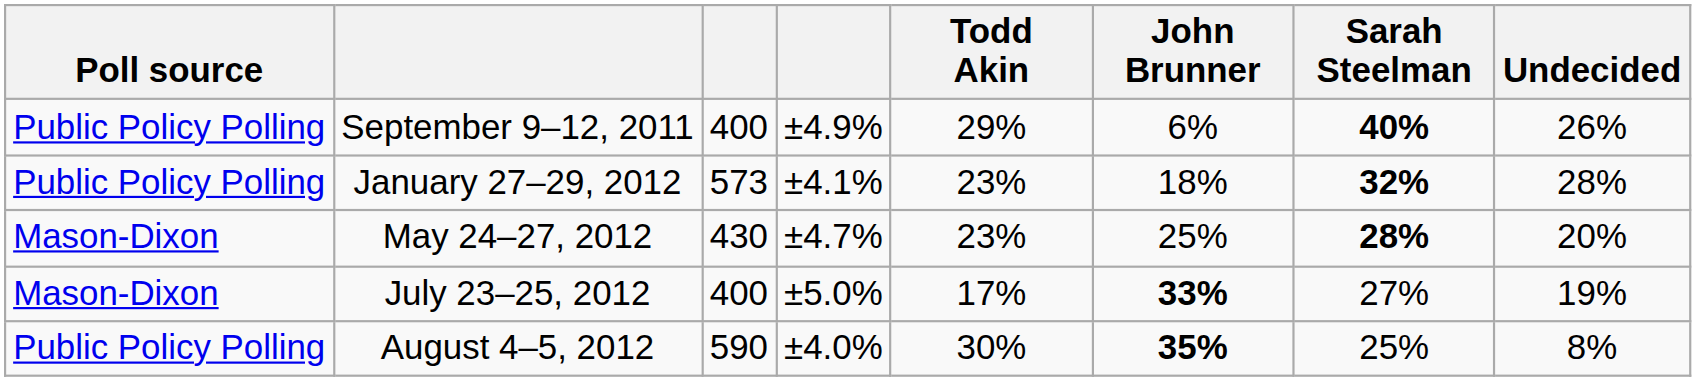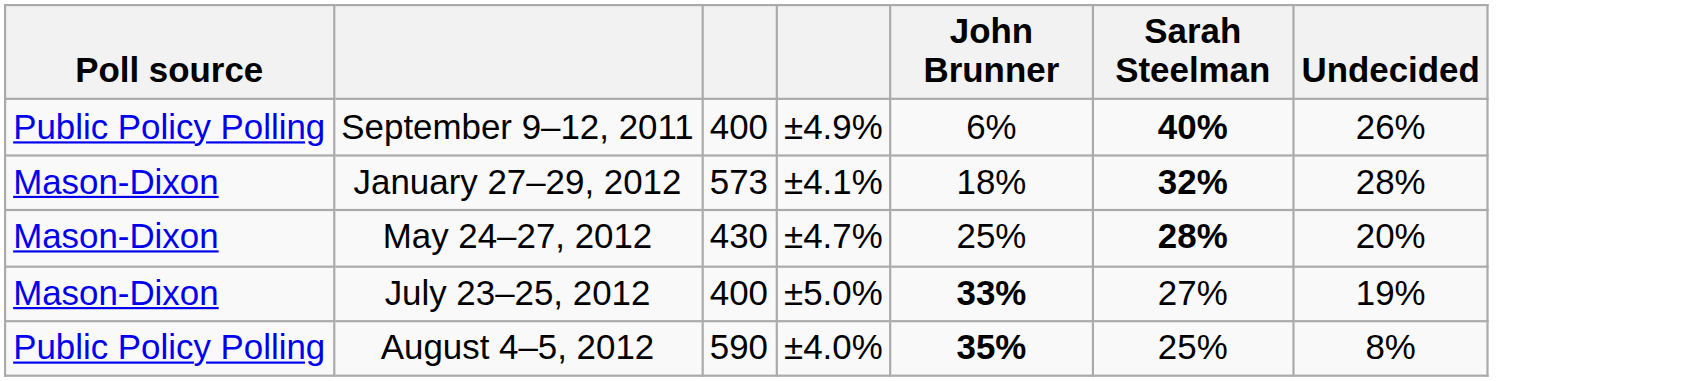- column: (991, 51)
(169, 182) Public Policy Polling -> (116, 182) Mason-Dixon
